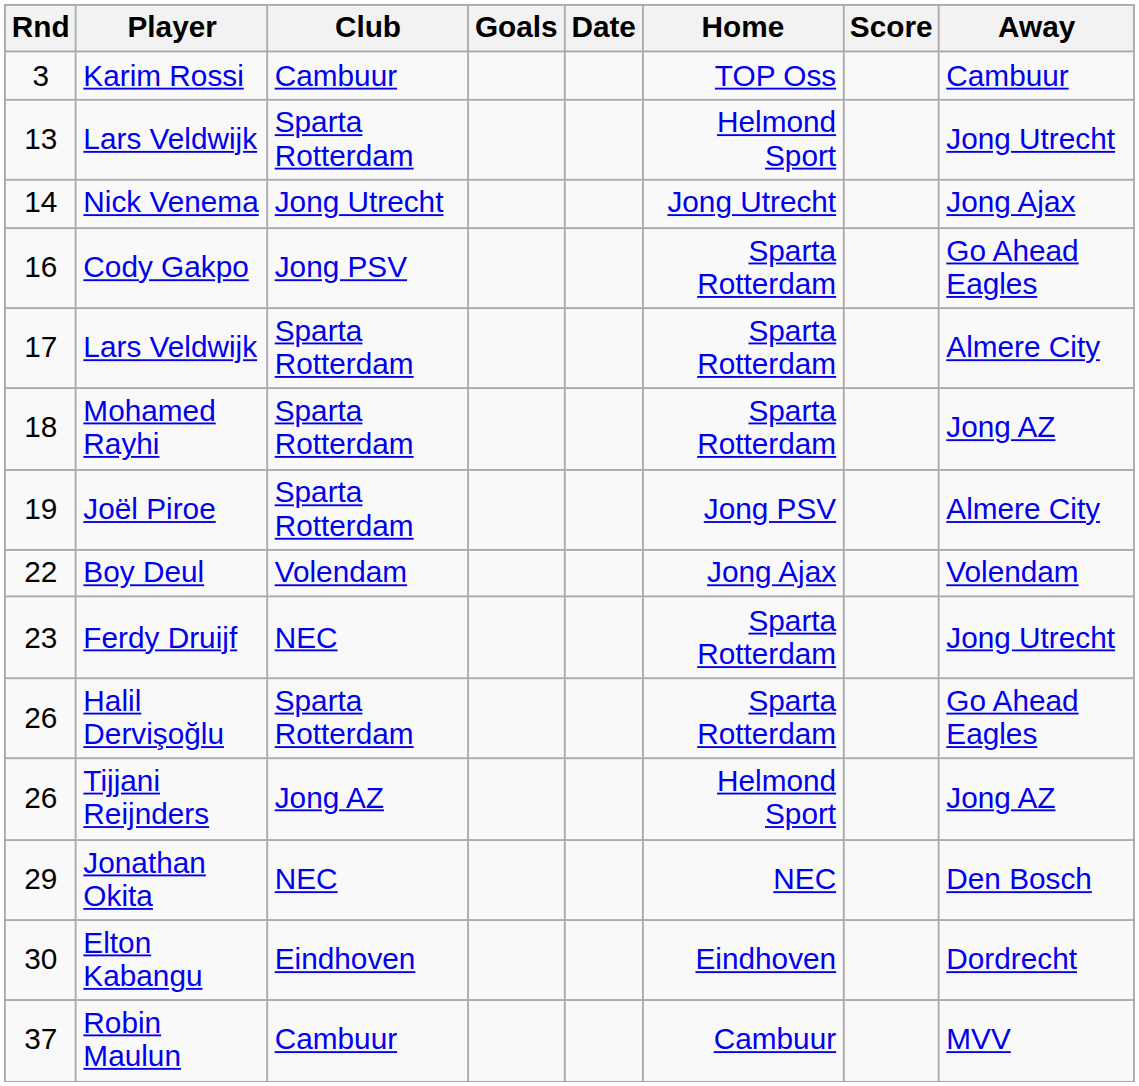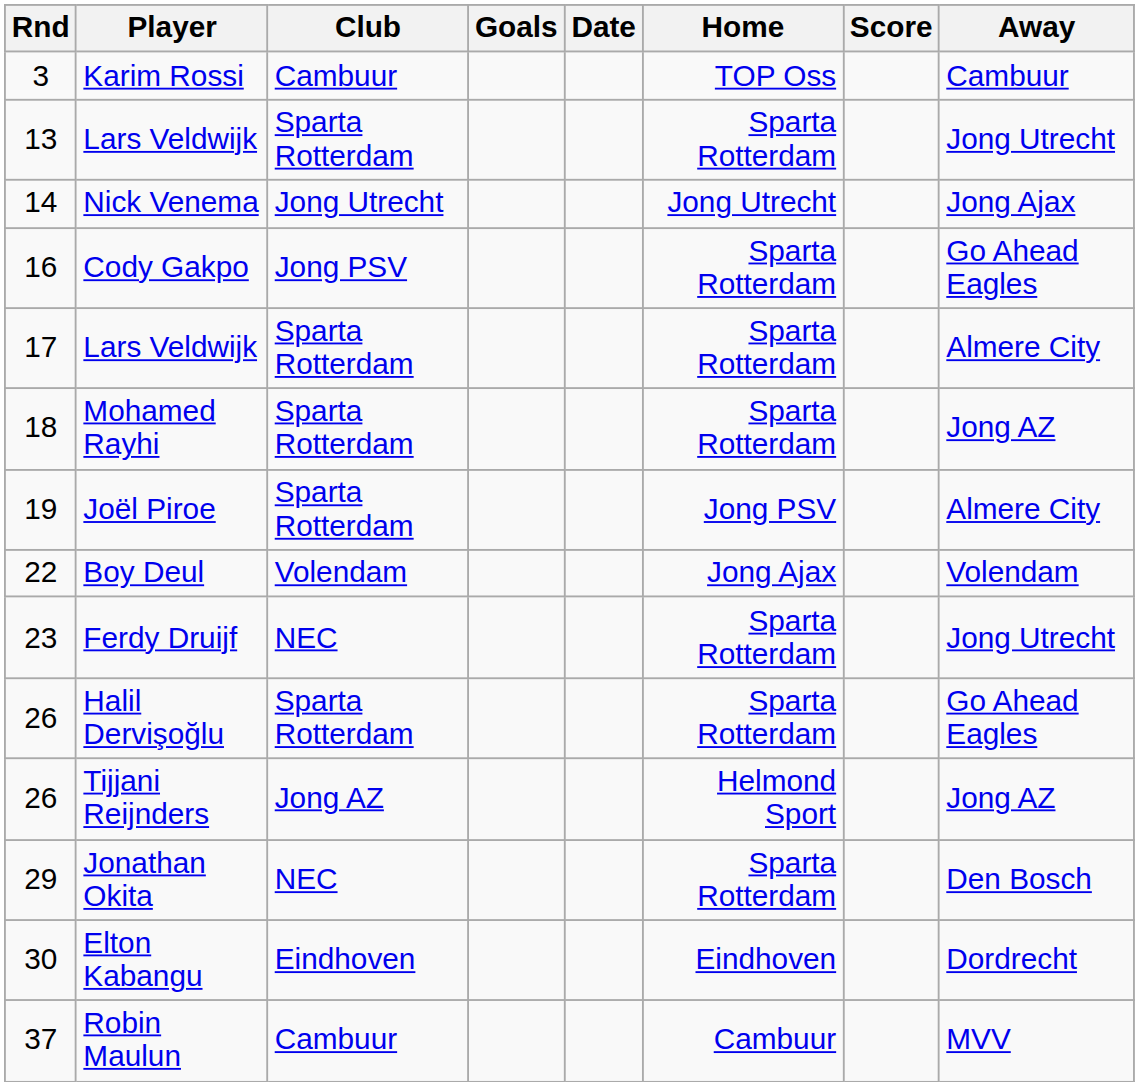(777, 139) Helmond Sport -> (767, 139) Sparta Rotterdam
(805, 879) NEC -> (767, 879) Sparta Rotterdam
